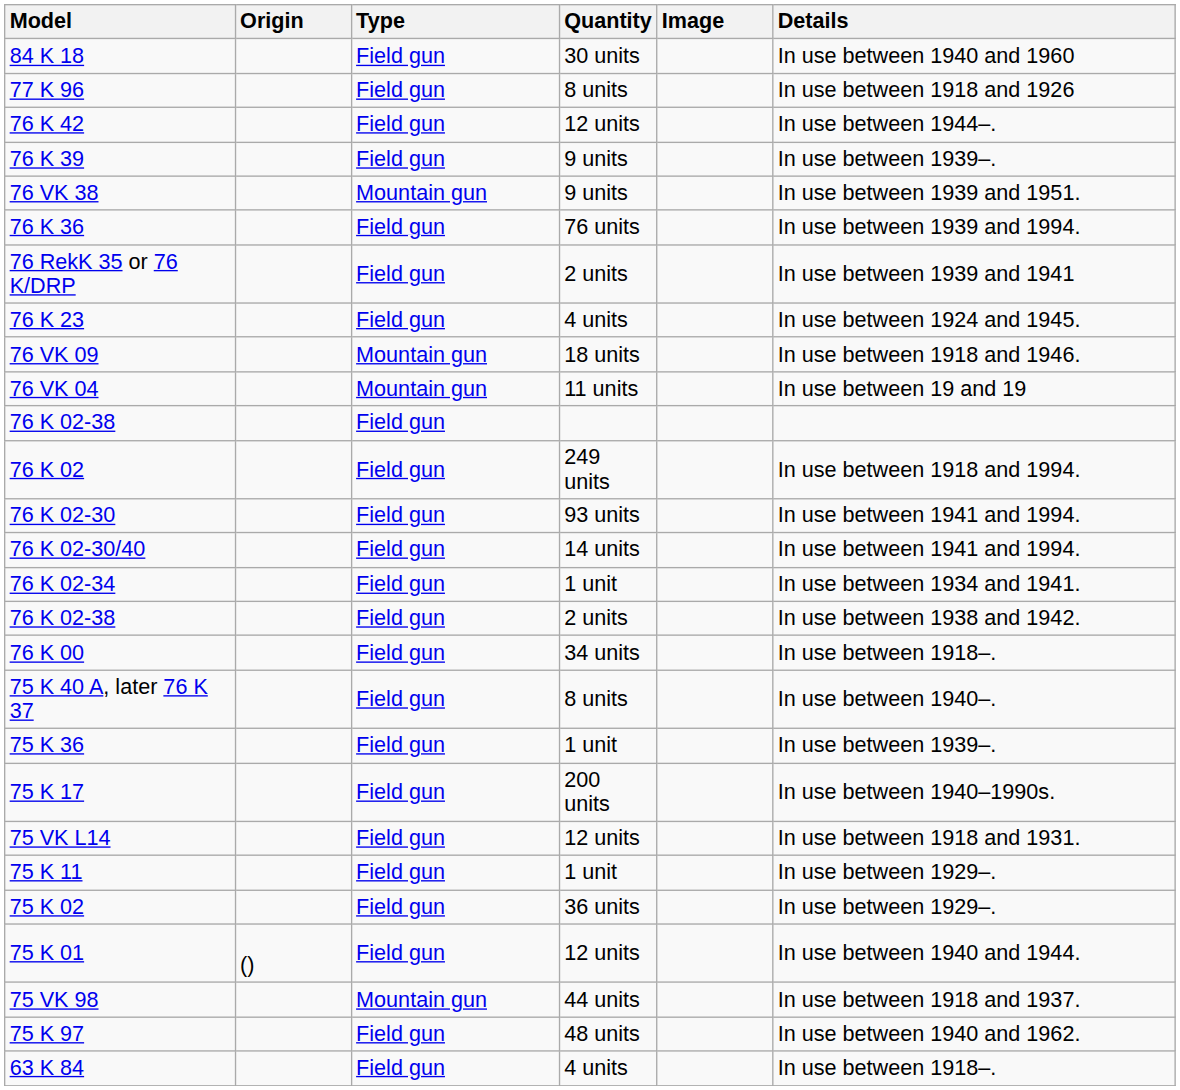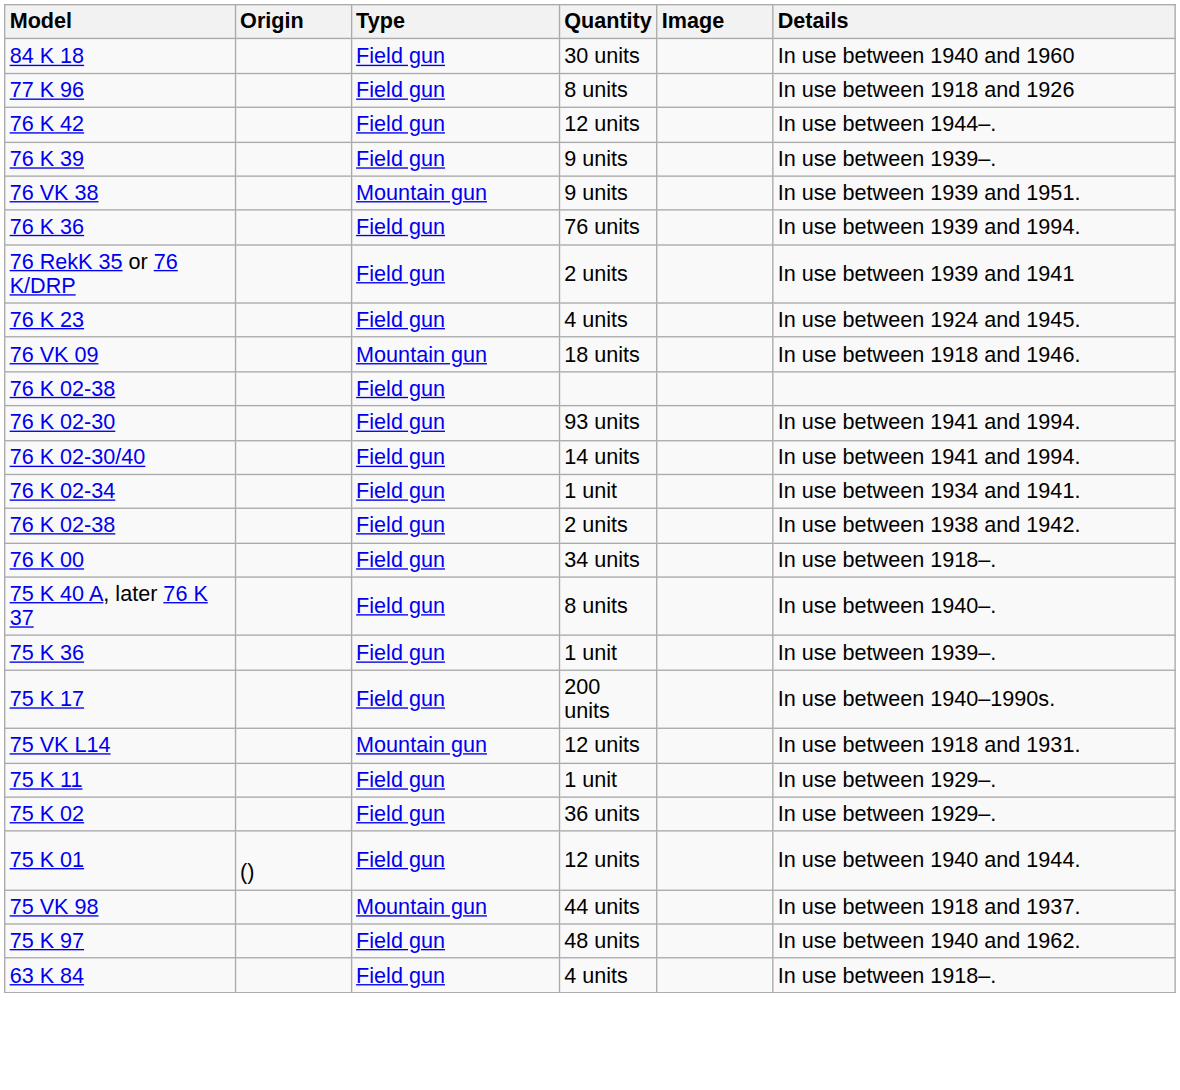- row: (54, 388)
- row: (47, 469)
(401, 838) Field gun -> (422, 745) Mountain gun
